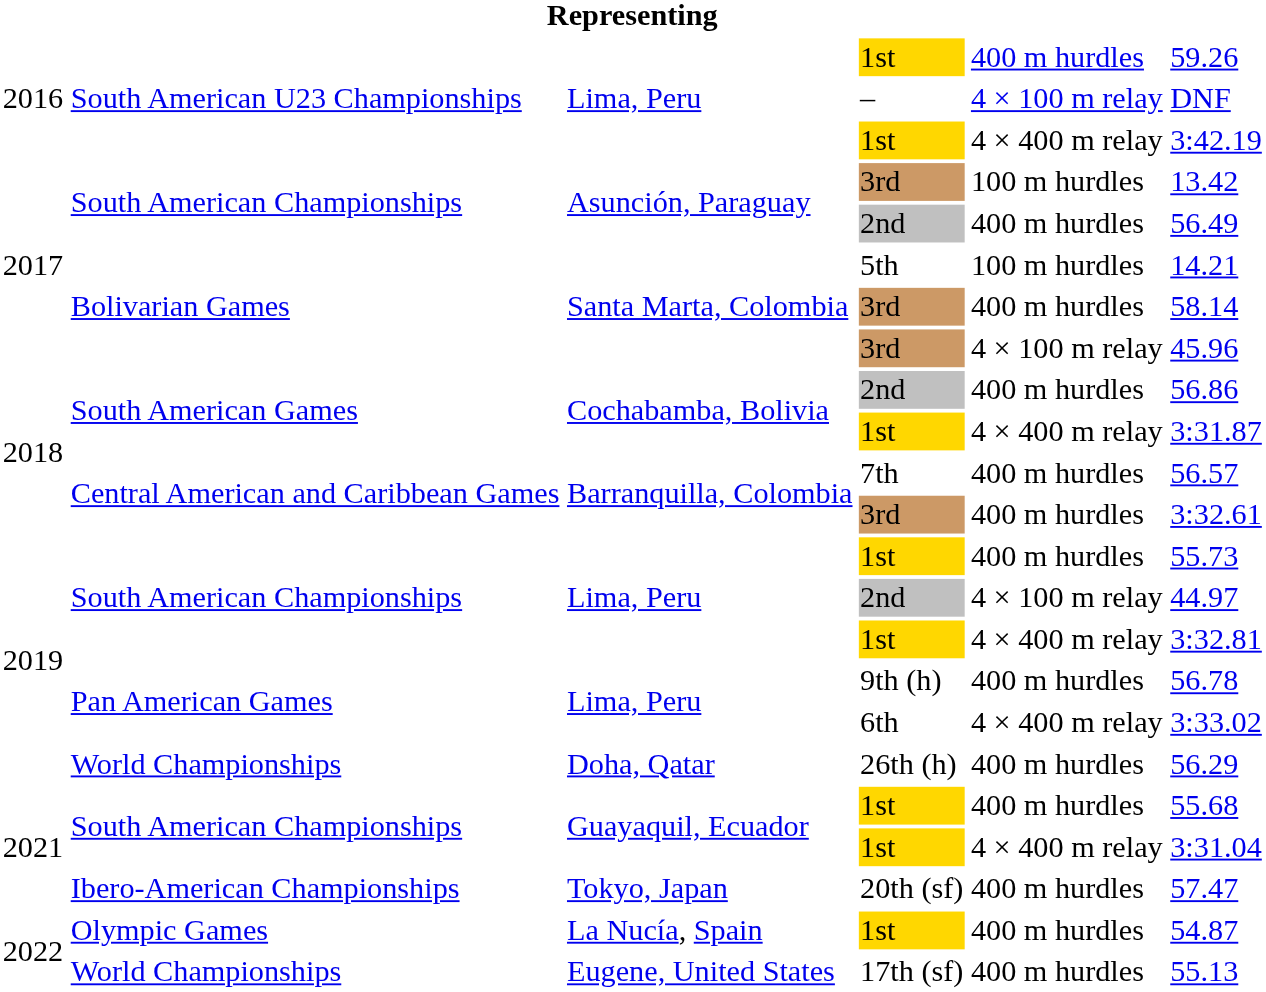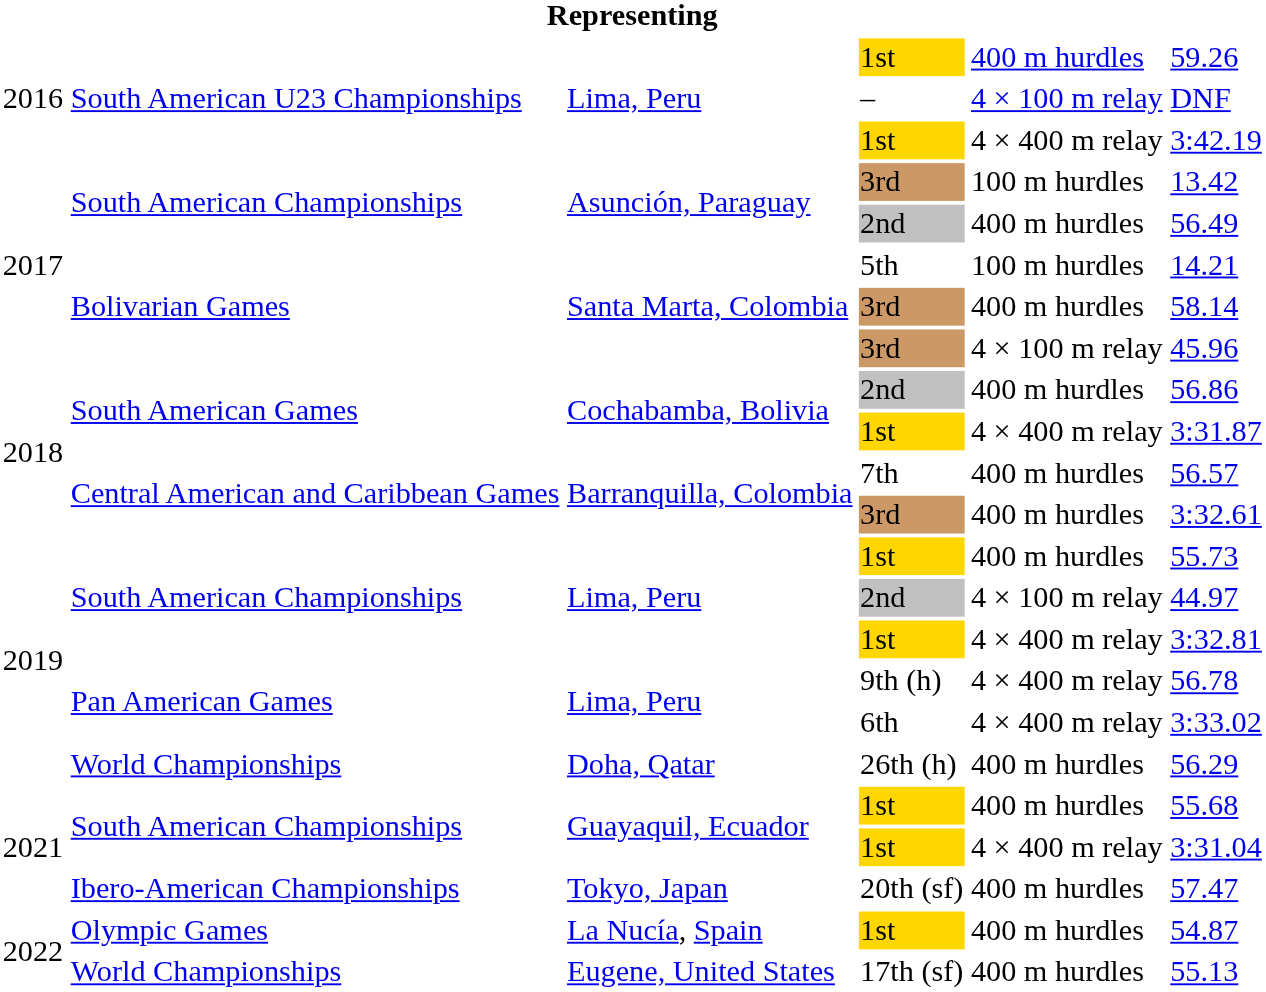(1057, 680) 400 m hurdles -> (1067, 680) 4 × 400 m relay
